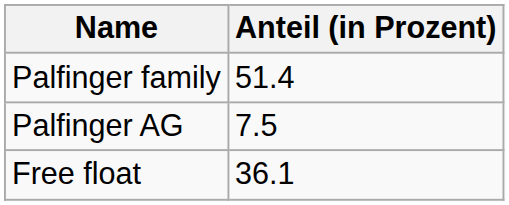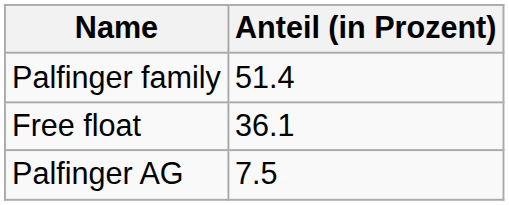rows swapped: (98, 125) <-> (77, 174)
